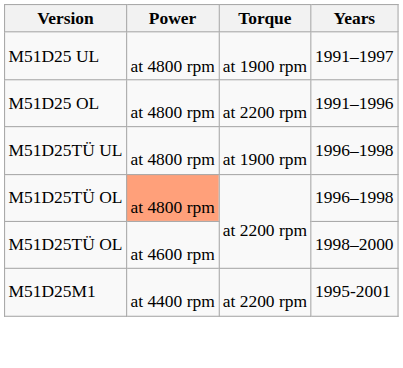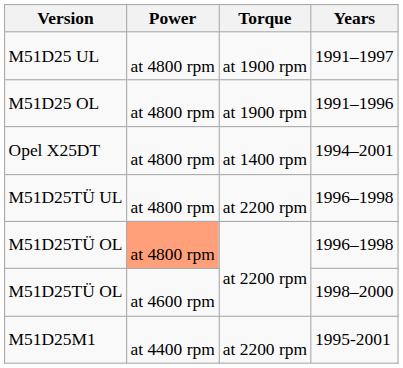(265, 112) at 2200 rpm -> (265, 112) at 1900 rpm
+ row: (54, 150)
(265, 160) at 1900 rpm -> (265, 207) at 2200 rpm
